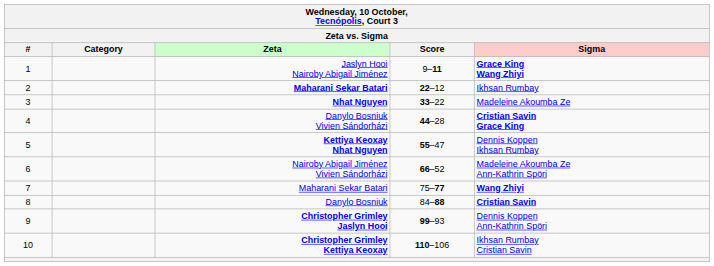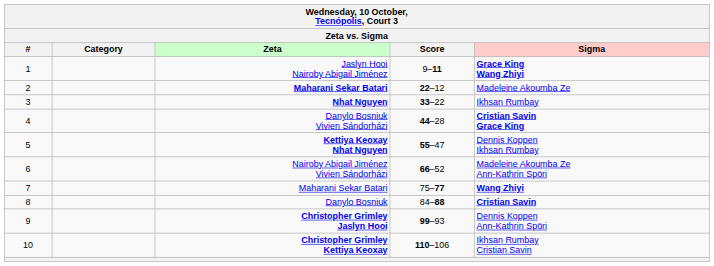(508, 88) Ikhsan Rumbay -> (523, 88) Madeleine Akoumba Ze
(523, 102) Madeleine Akoumba Ze -> (508, 102) Ikhsan Rumbay
